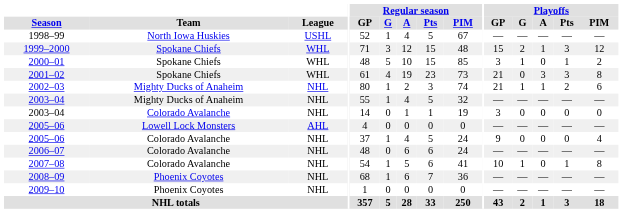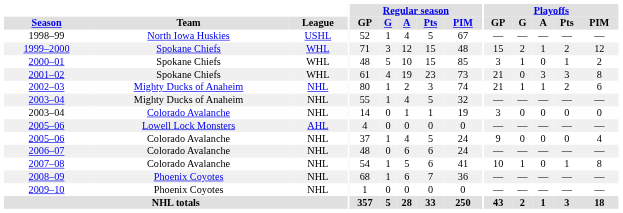(567, 48) 3 -> (567, 48) 2
